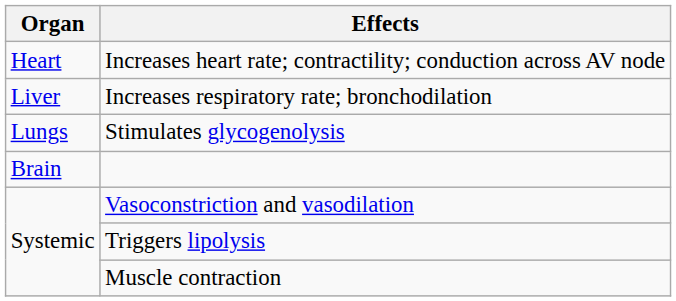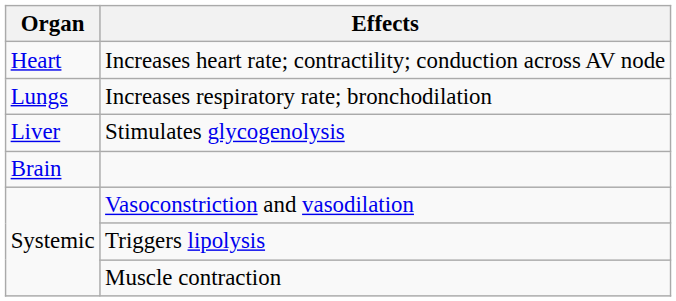(35, 96) Liver -> (39, 96) Lungs
(39, 132) Lungs -> (35, 132) Liver
